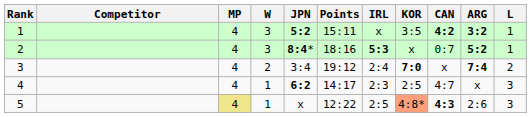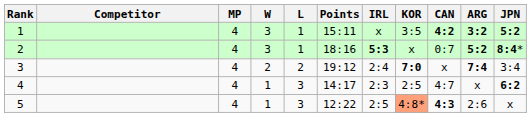columns swapped: (510, 13) <-> (301, 13)
(235, 103) khaki background -> (235, 103) no background
